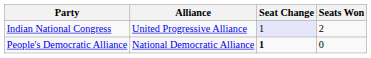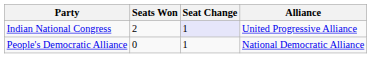columns swapped: (342, 12) <-> (193, 12)
(262, 45) bold -> (185, 45) normal
